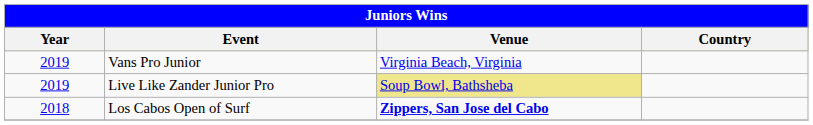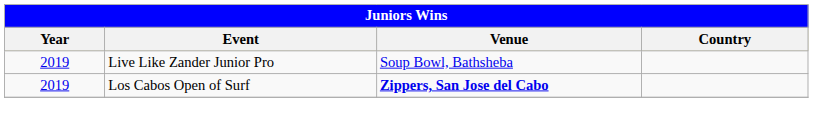- row: (154, 62)
(446, 85) khaki background -> (446, 62) no background
(55, 108) 2018 -> (55, 85) 2019
